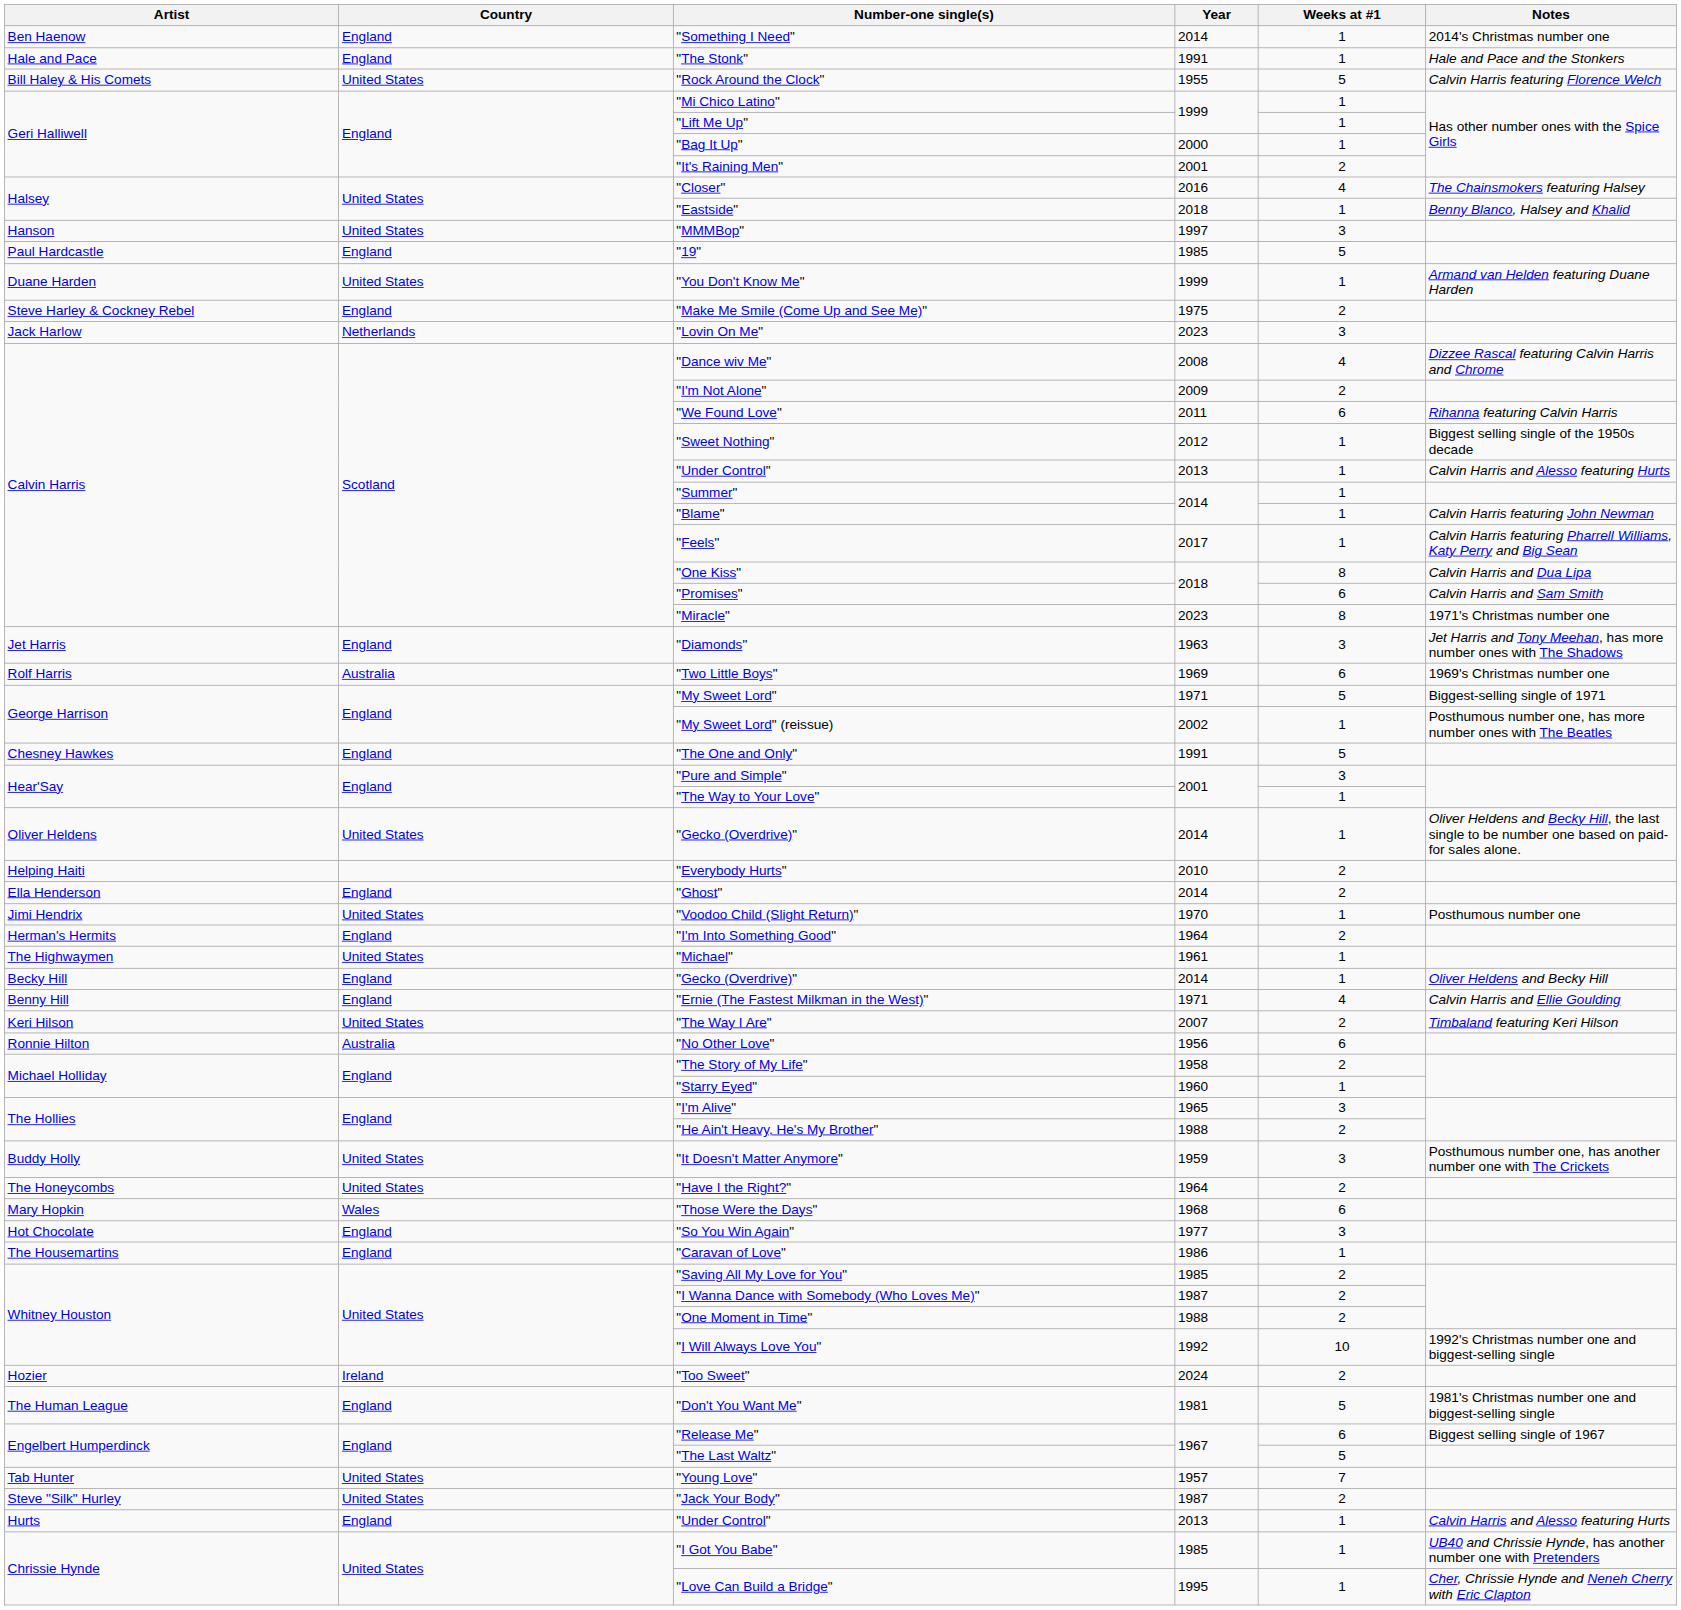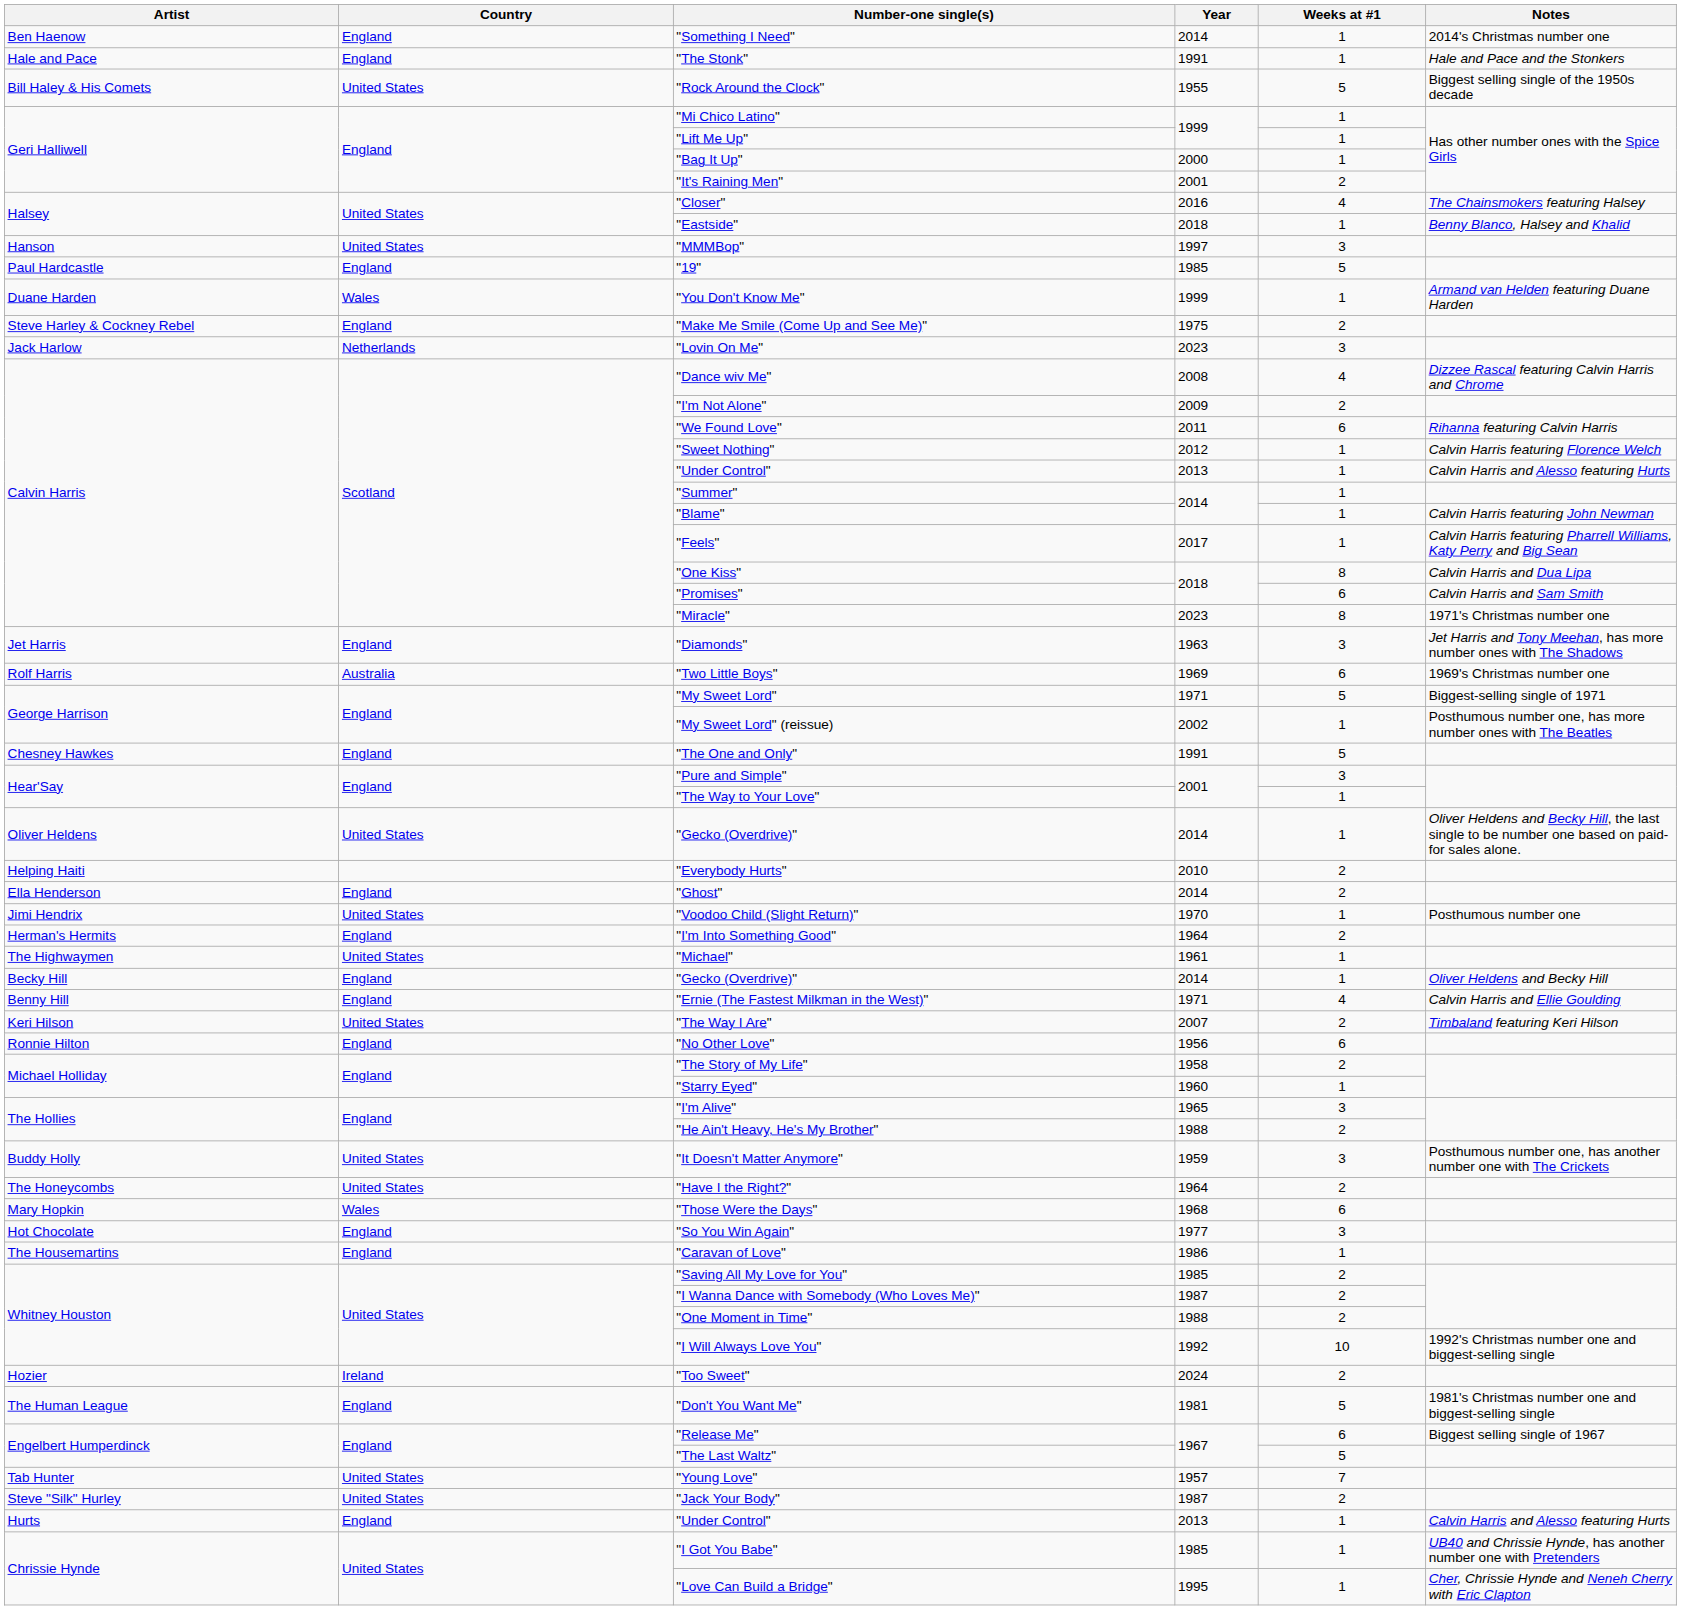(1545, 79) Calvin Harris featuring Florence Welch -> (1532, 87) Biggest selling single of the 1950s decade
(383, 281) United States -> (361, 297) Wales
(1532, 441) Biggest selling single of the 1950s decade -> (1545, 449) Calvin Harris featuring Florence Welch
(368, 1043) Australia -> (367, 1043) England
